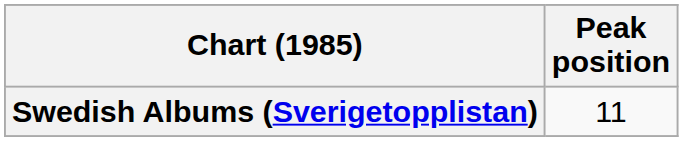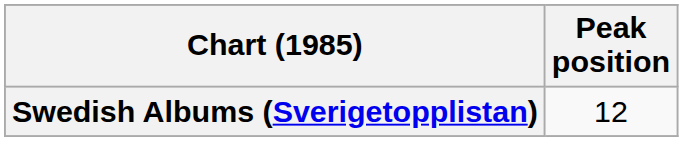(611, 111) 11 -> (611, 111) 12
